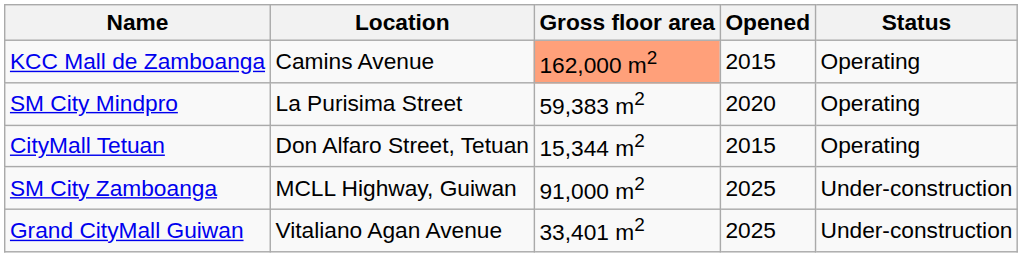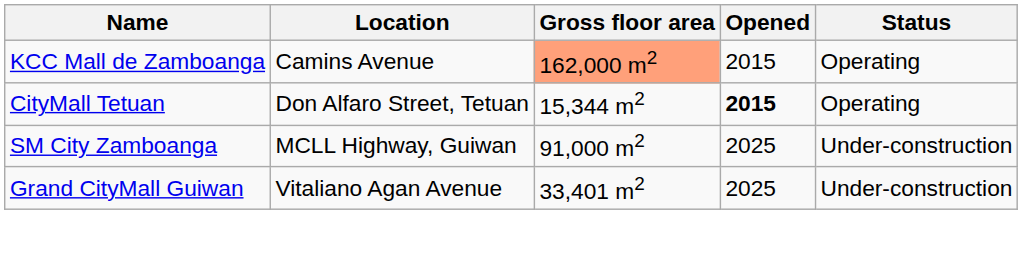- row: (94, 103)
(751, 145) normal -> (751, 103) bold
